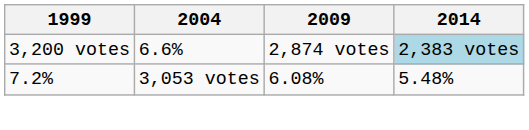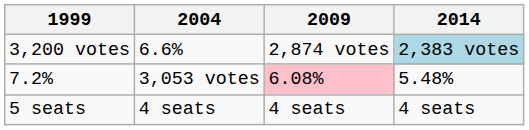(296, 79) no background -> (296, 79) pink background
+ row: (48, 109)
